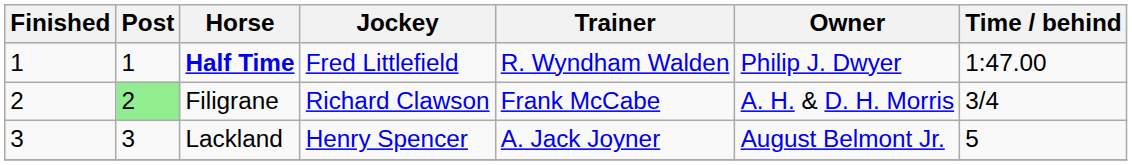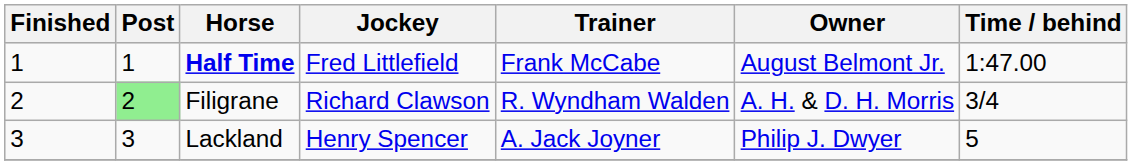(615, 62) R. Wyndham Walden -> (580, 62) Frank McCabe
(821, 62) Philip J. Dwyer -> (843, 62) August Belmont Jr.
(580, 100) Frank McCabe -> (615, 100) R. Wyndham Walden
(843, 139) August Belmont Jr. -> (821, 139) Philip J. Dwyer
